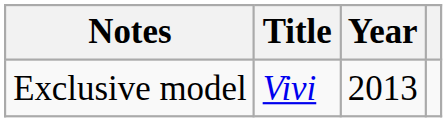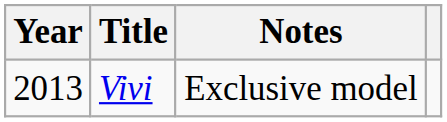columns swapped: (383, 32) <-> (130, 32)
